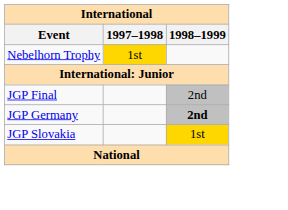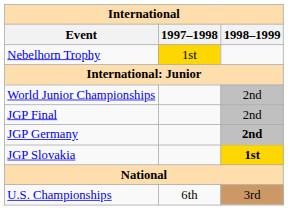+ row: (81, 94)
(197, 134) normal -> (252, 154) bold
+ row: (59, 194)
